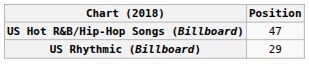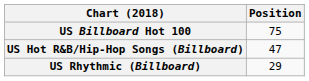+ row: (125, 31)
